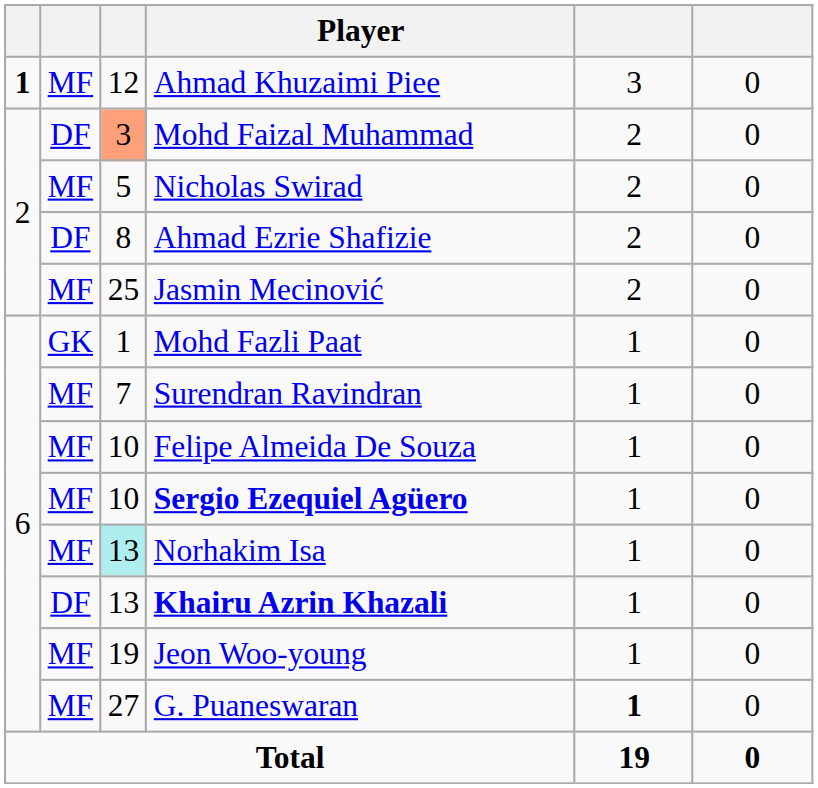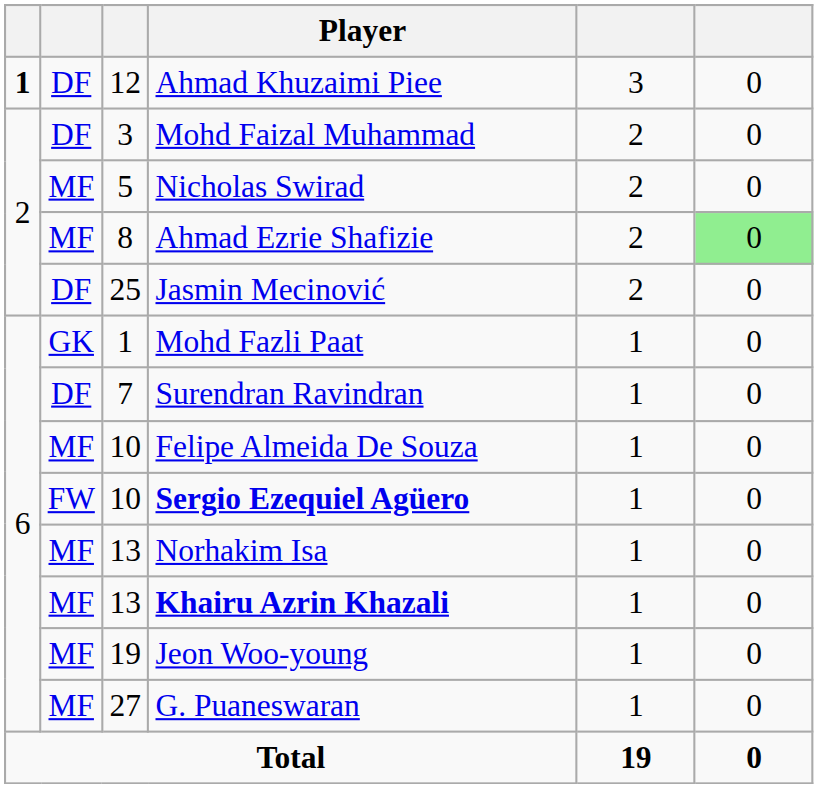(70, 82) MF -> (71, 82) DF
(123, 134) lightsalmon background -> (125, 134) no background
(70, 238) DF -> (71, 238) MF
(752, 238) no background -> (754, 238) lightgreen background
(70, 290) MF -> (71, 290) DF
(70, 393) MF -> (71, 393) DF
(70, 497) MF -> (71, 497) FW
(123, 549) paleturquoise background -> (125, 549) no background
(70, 601) DF -> (71, 601) MF
(634, 705) bold -> (636, 705) normal
